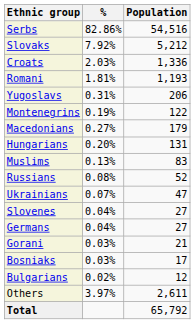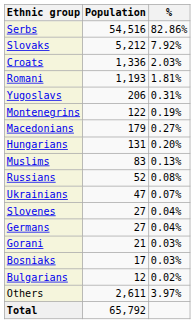columns swapped: (157, 13) <-> (103, 13)
